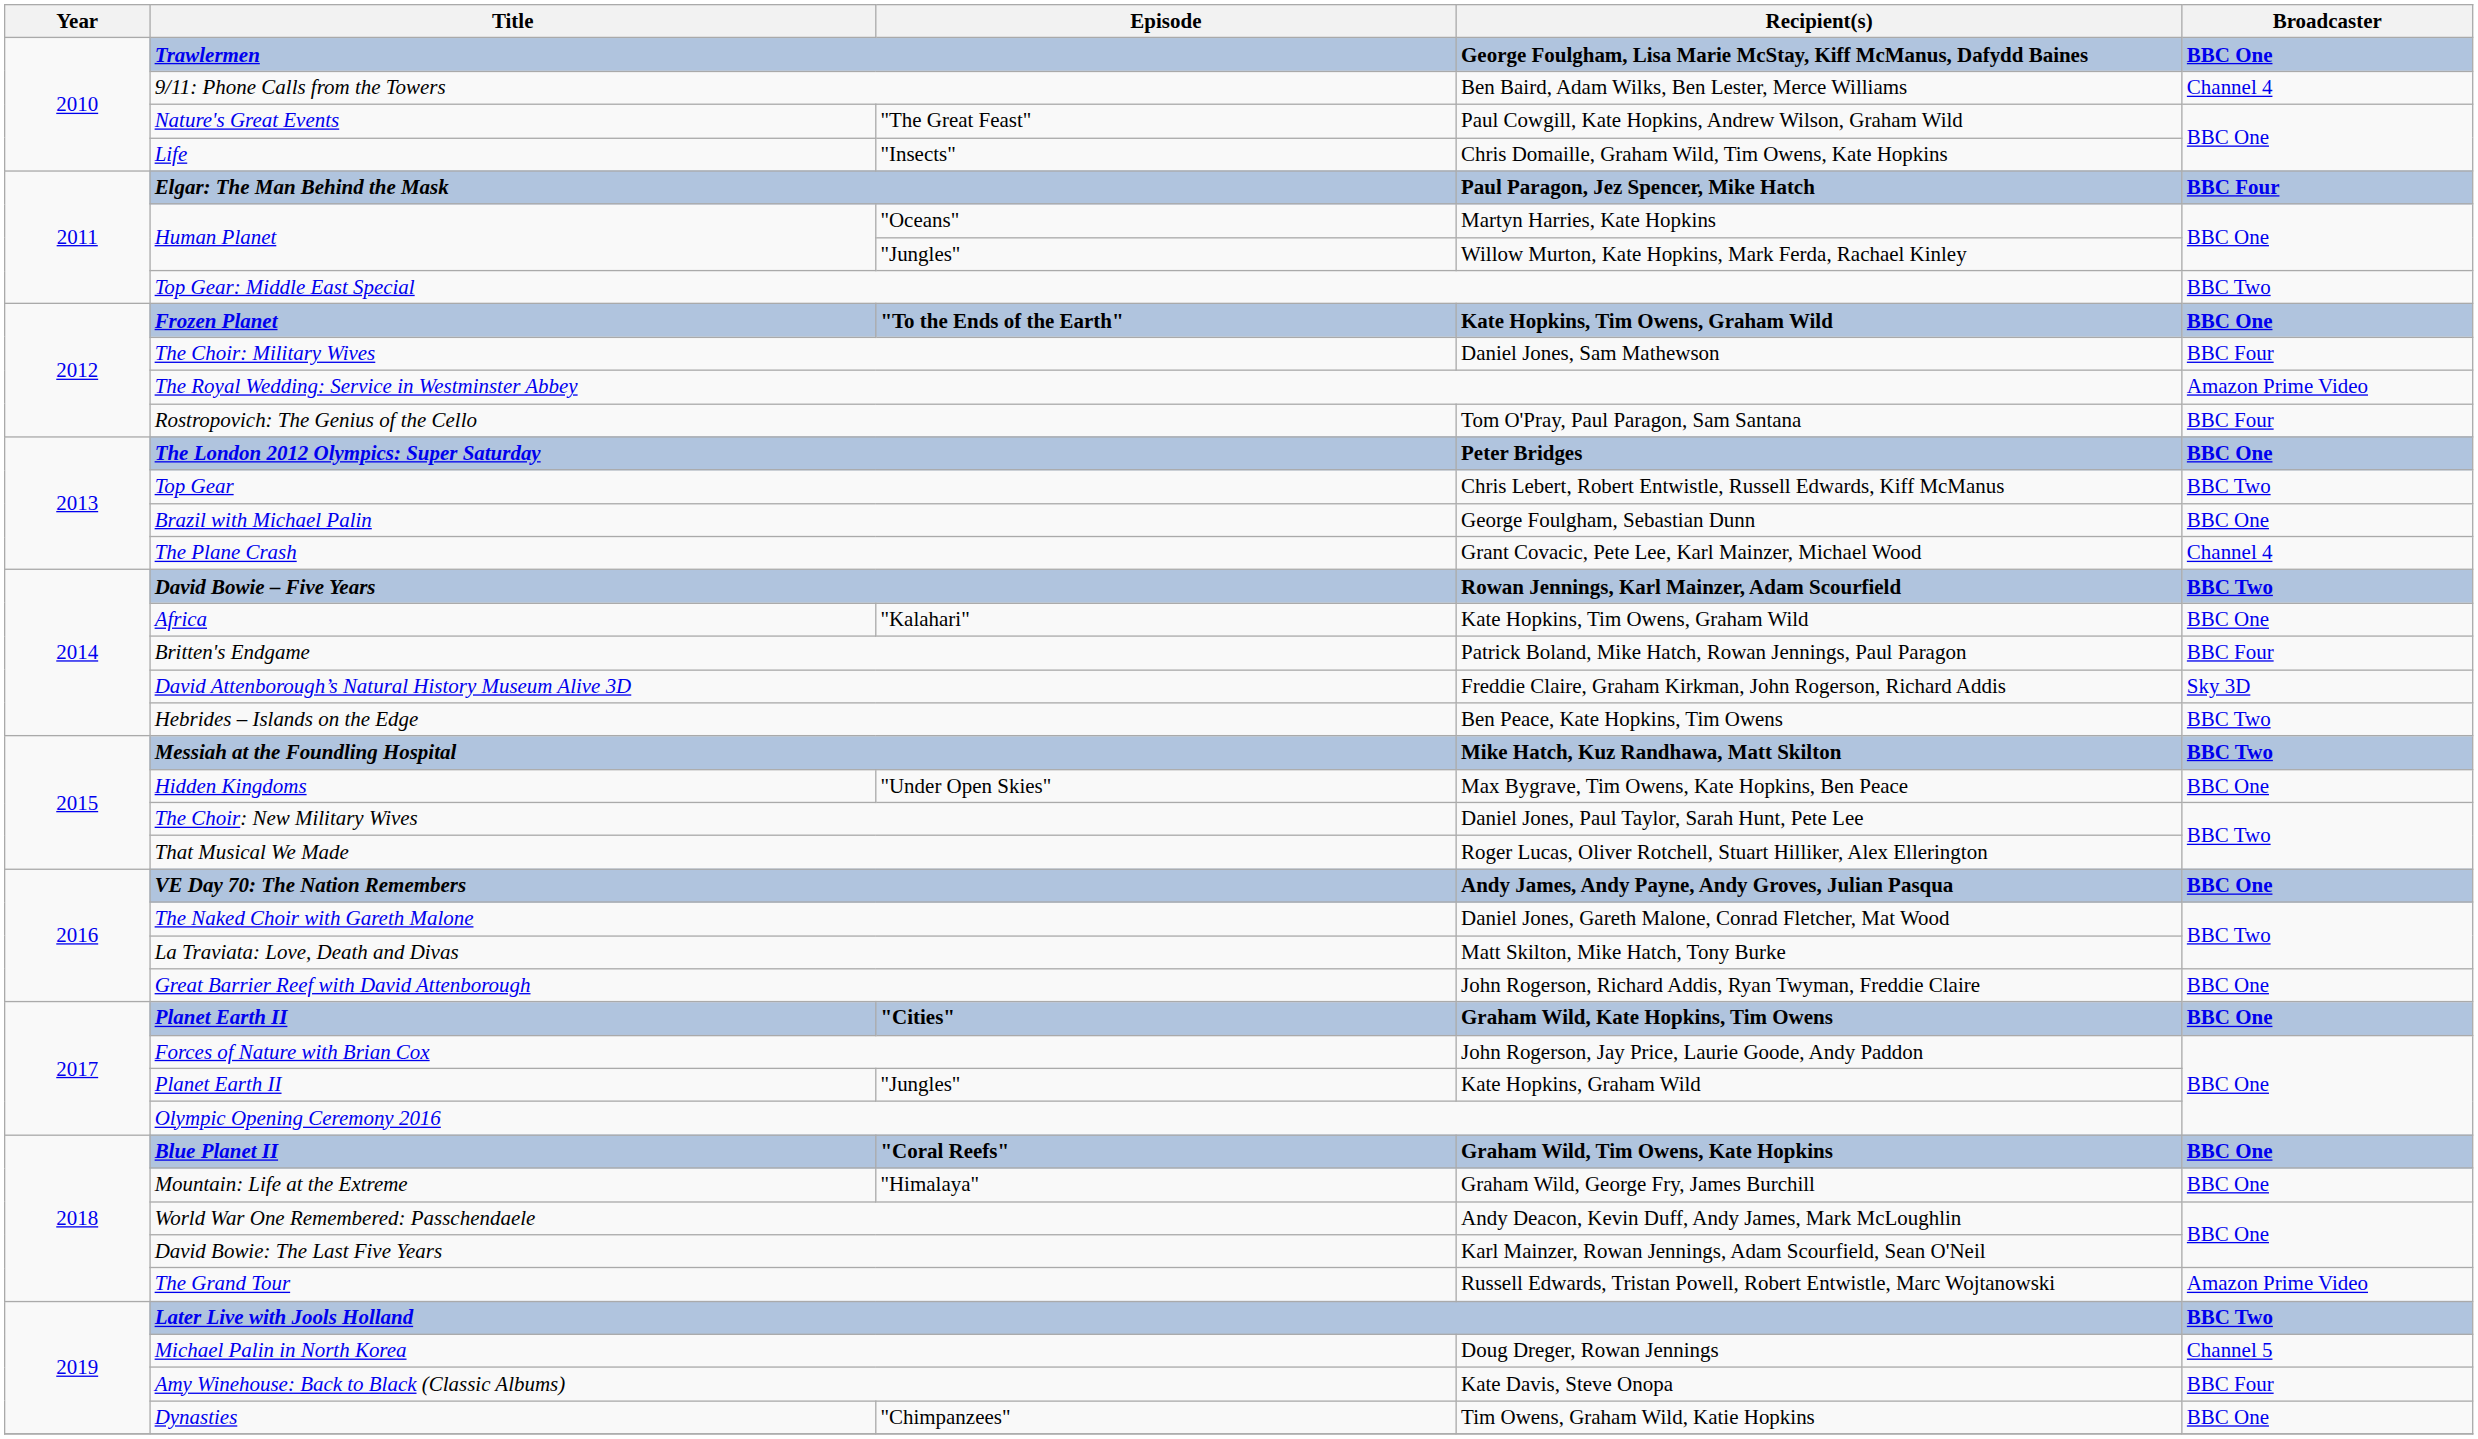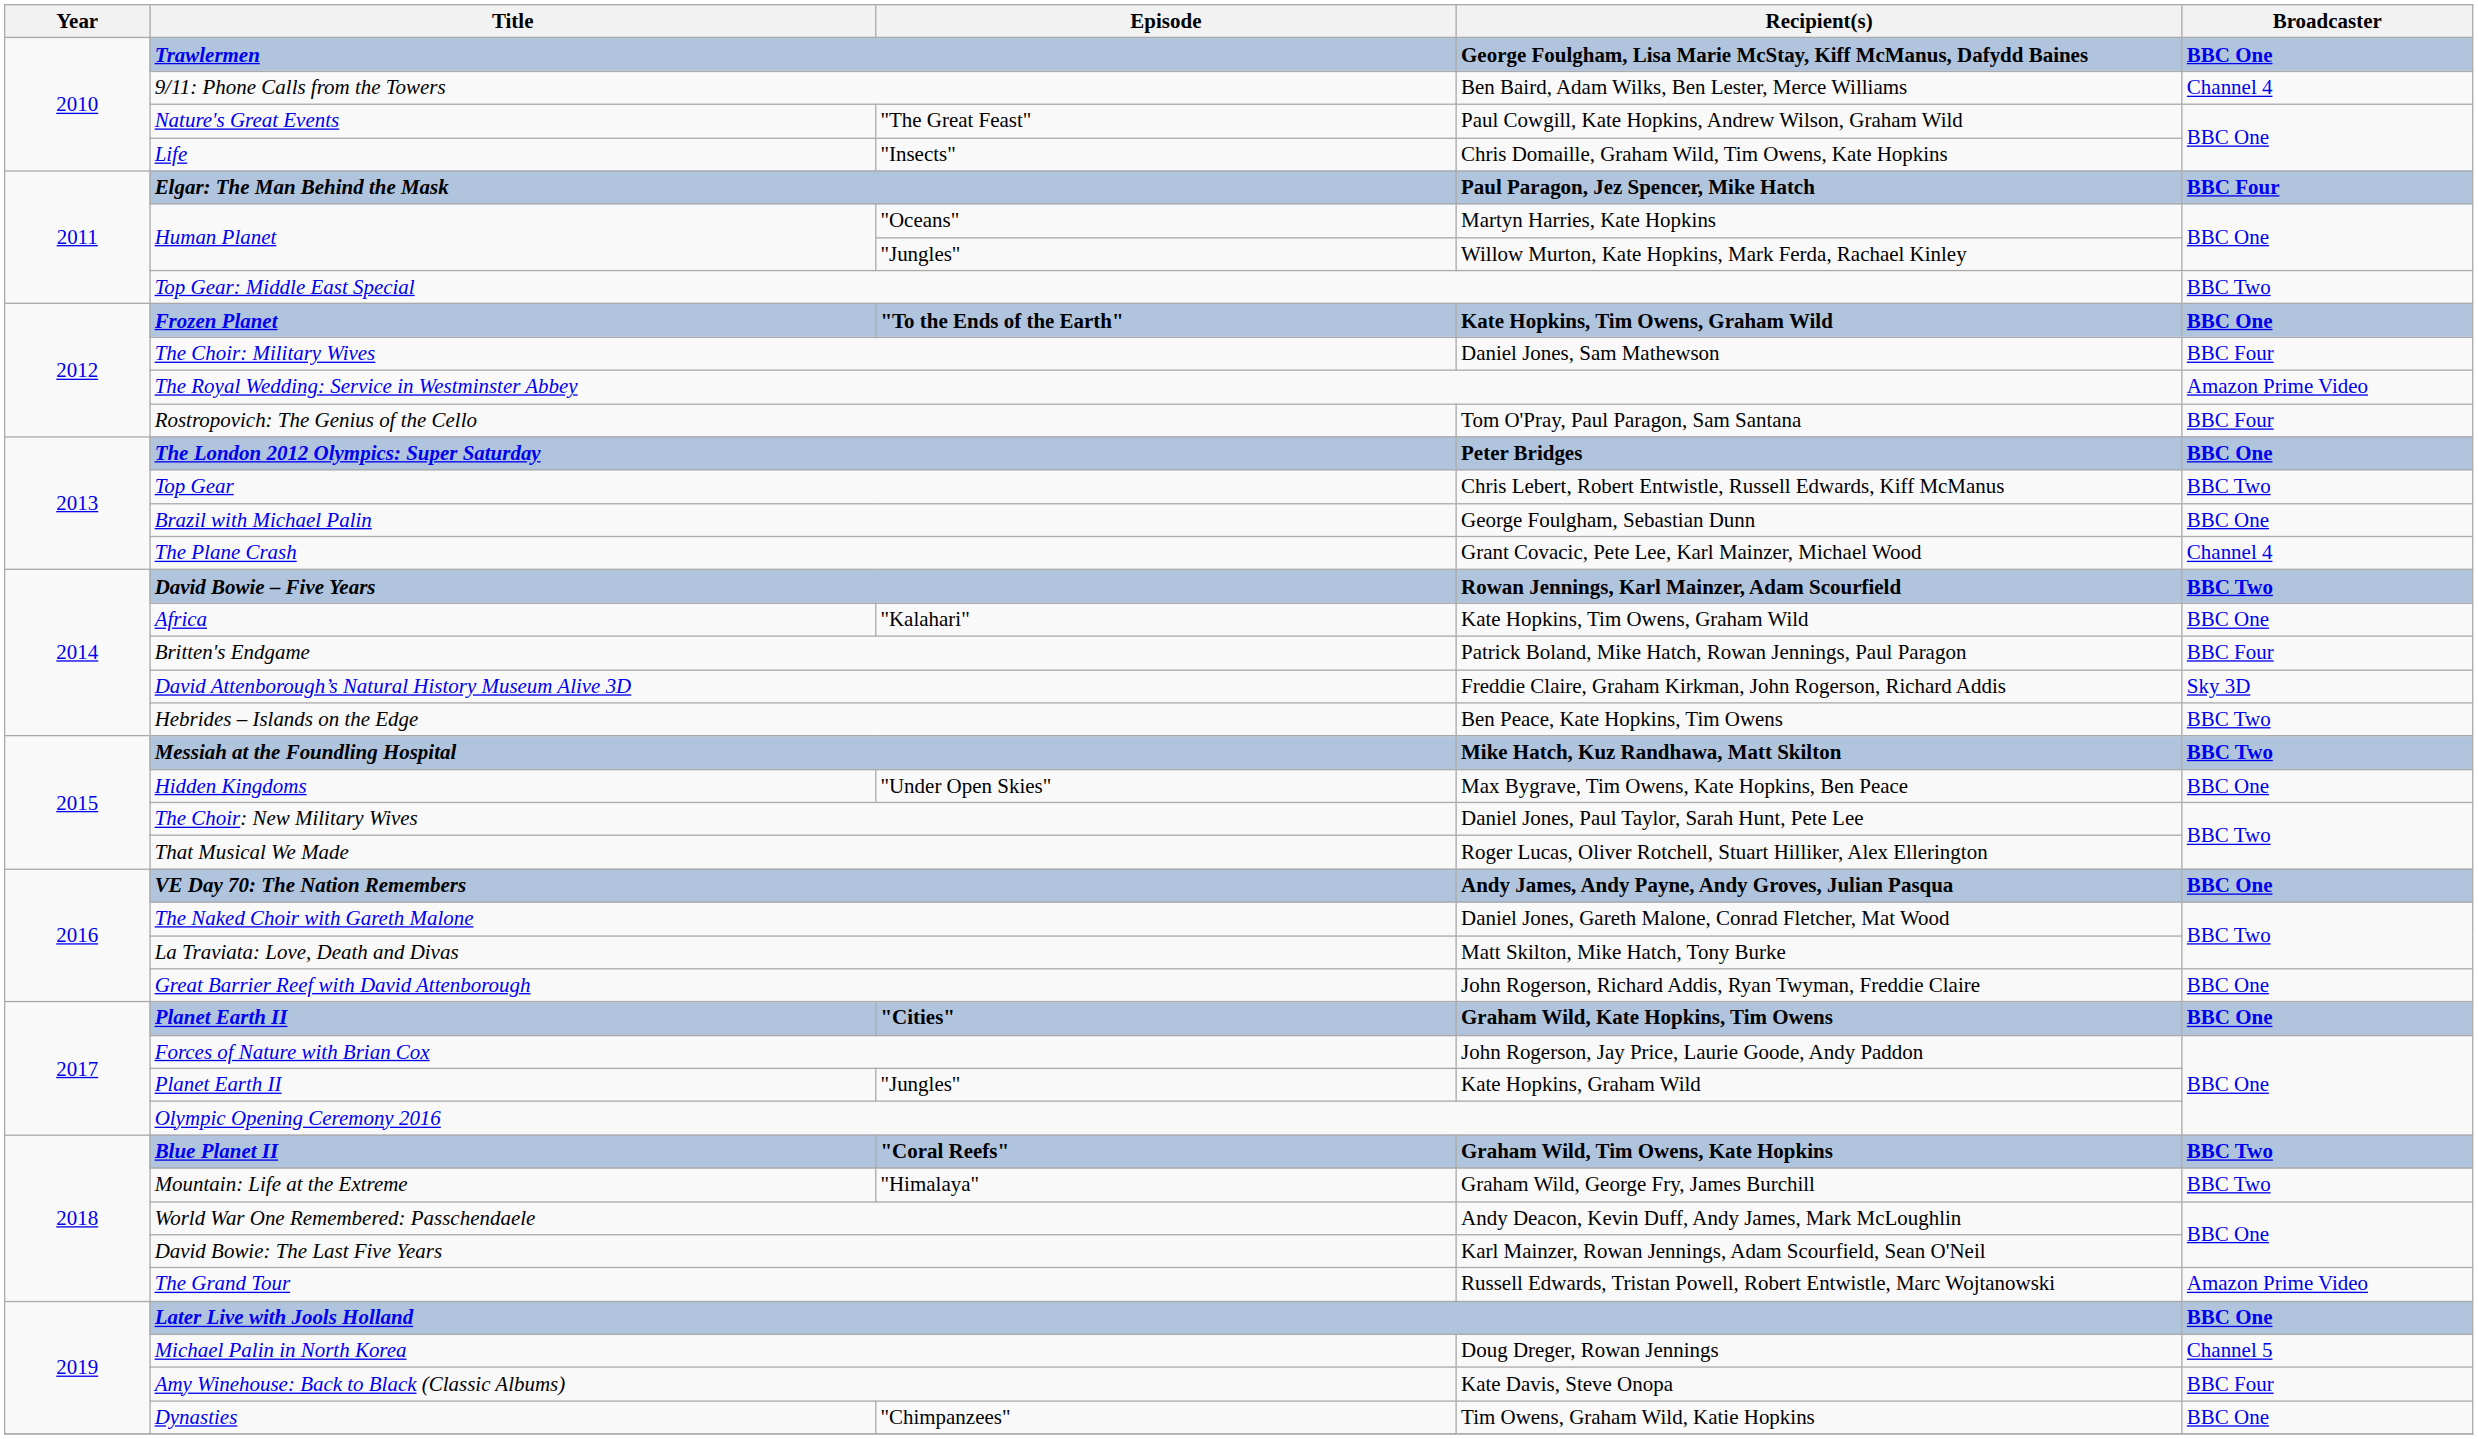(2230, 1151) BBC One -> (2230, 1151) BBC Two
(2228, 1184) BBC One -> (2229, 1184) BBC Two
(2230, 1317) BBC Two -> (2230, 1317) BBC One
